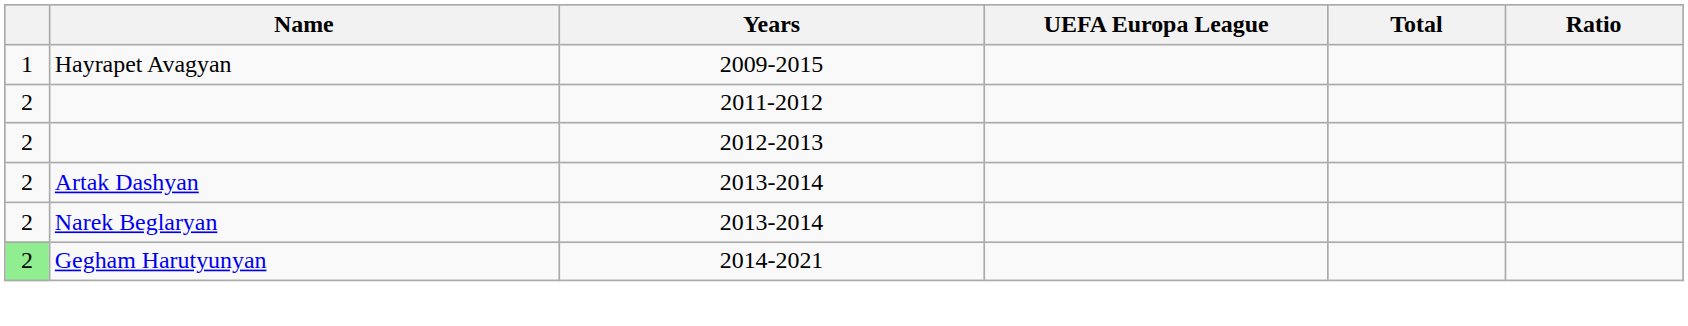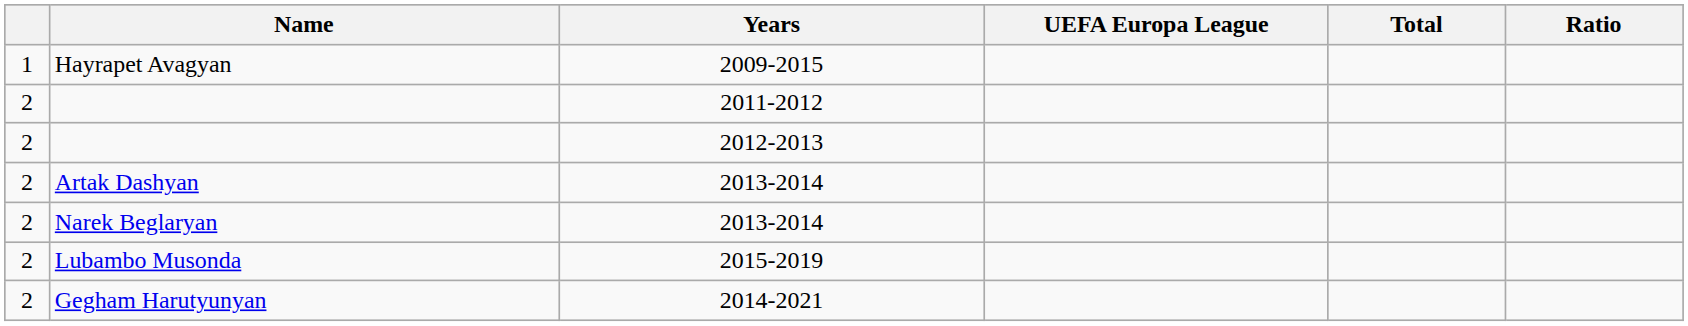+ row: (148, 261)
(27, 261) lightgreen background -> (27, 300) no background
